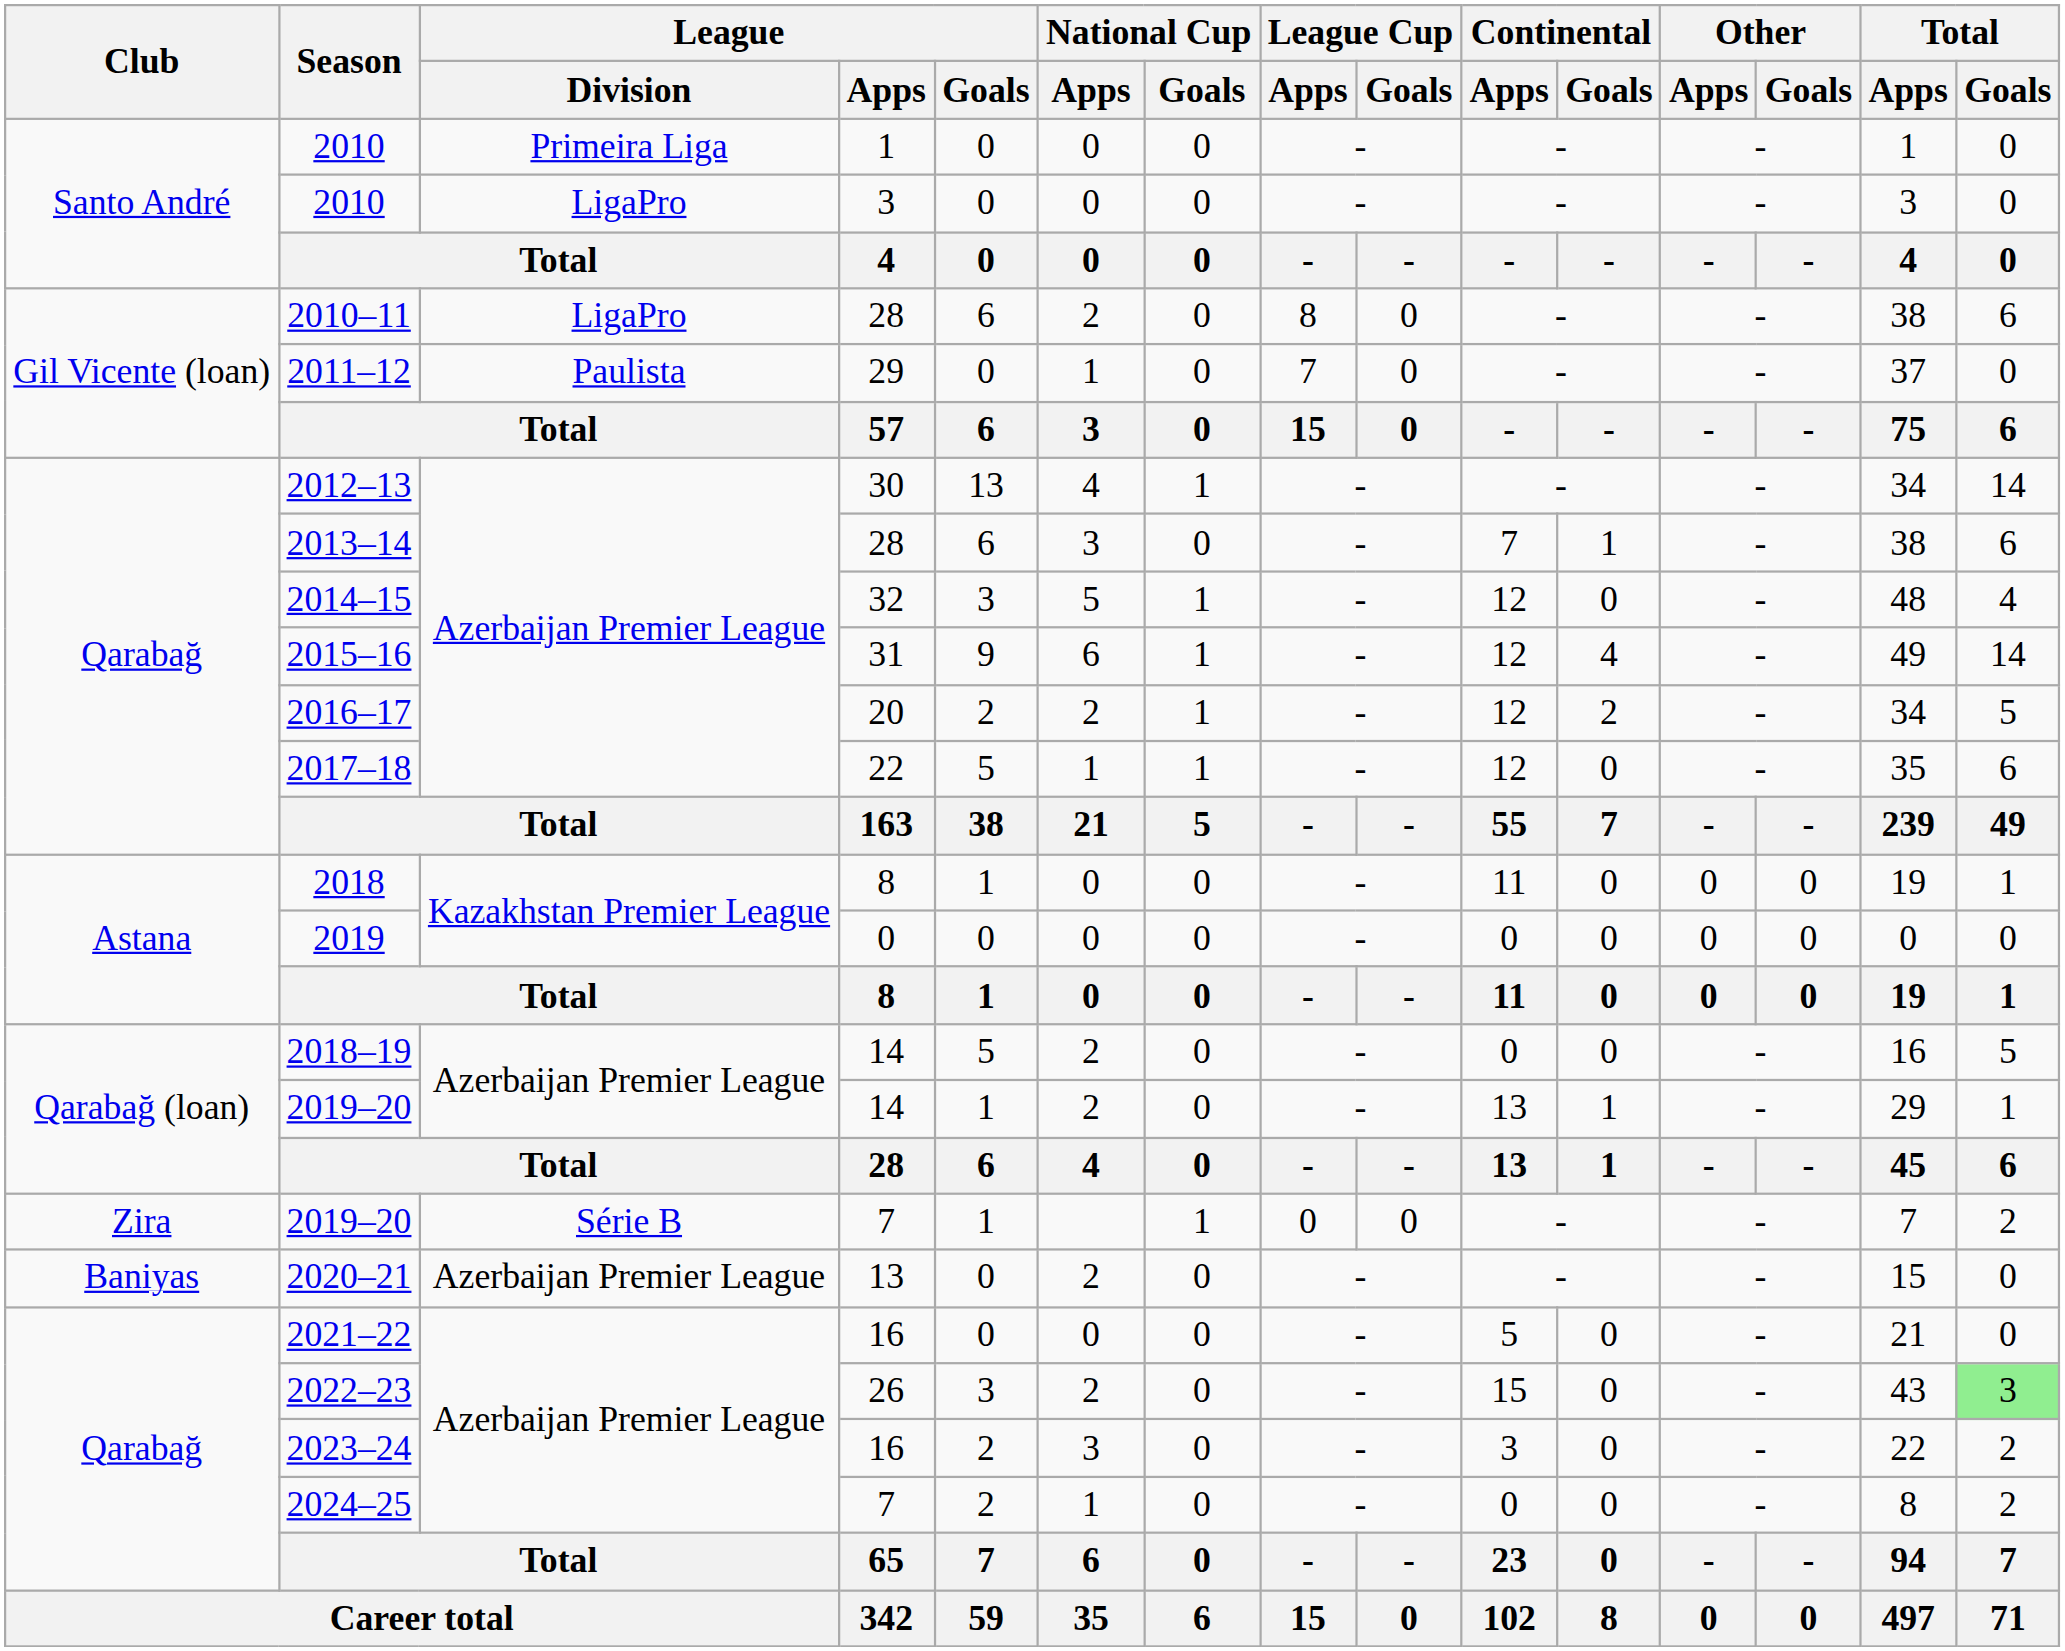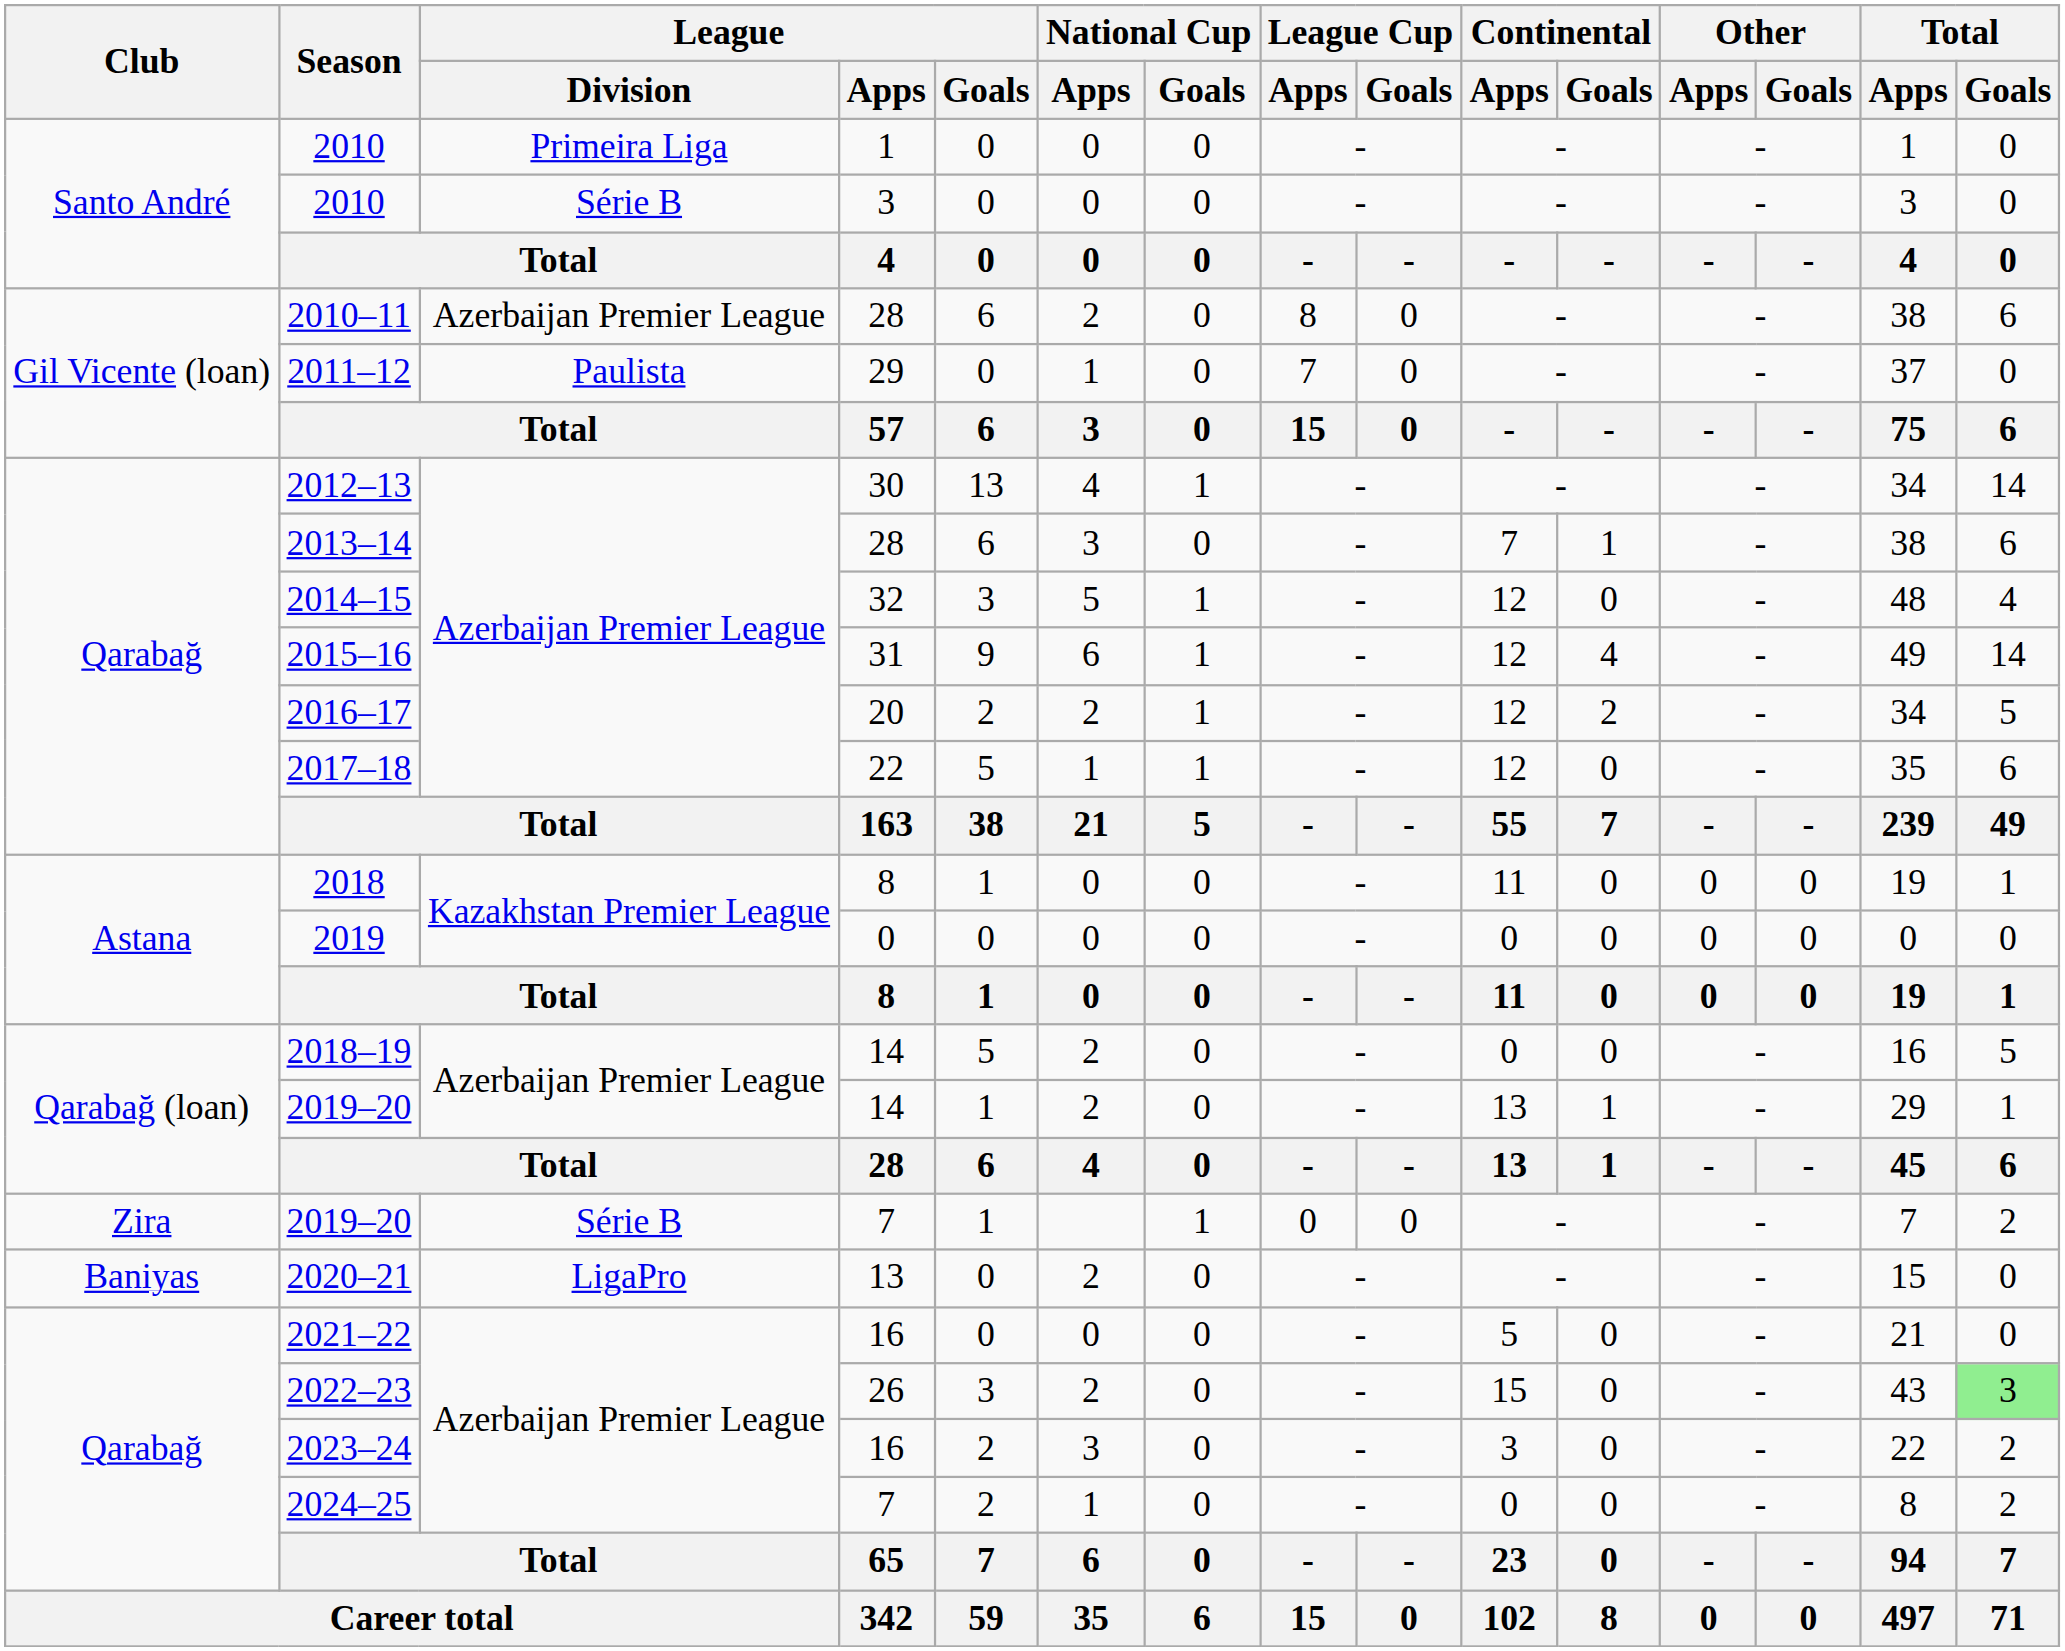(629, 202) LigaPro -> (629, 202) Série B
(629, 315) LigaPro -> (629, 315) Azerbaijan Premier League
(629, 1277) Azerbaijan Premier League -> (629, 1277) LigaPro
